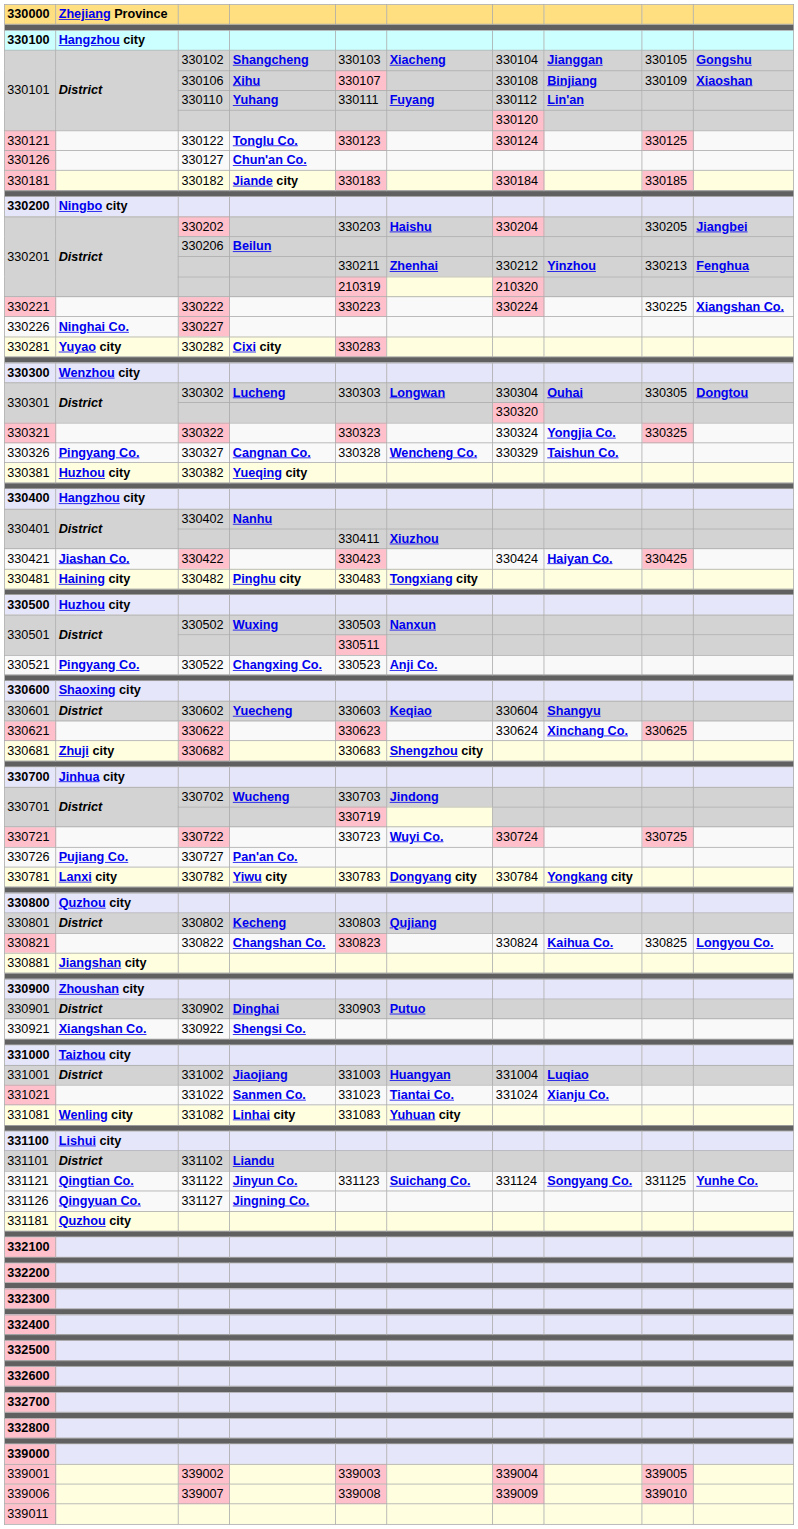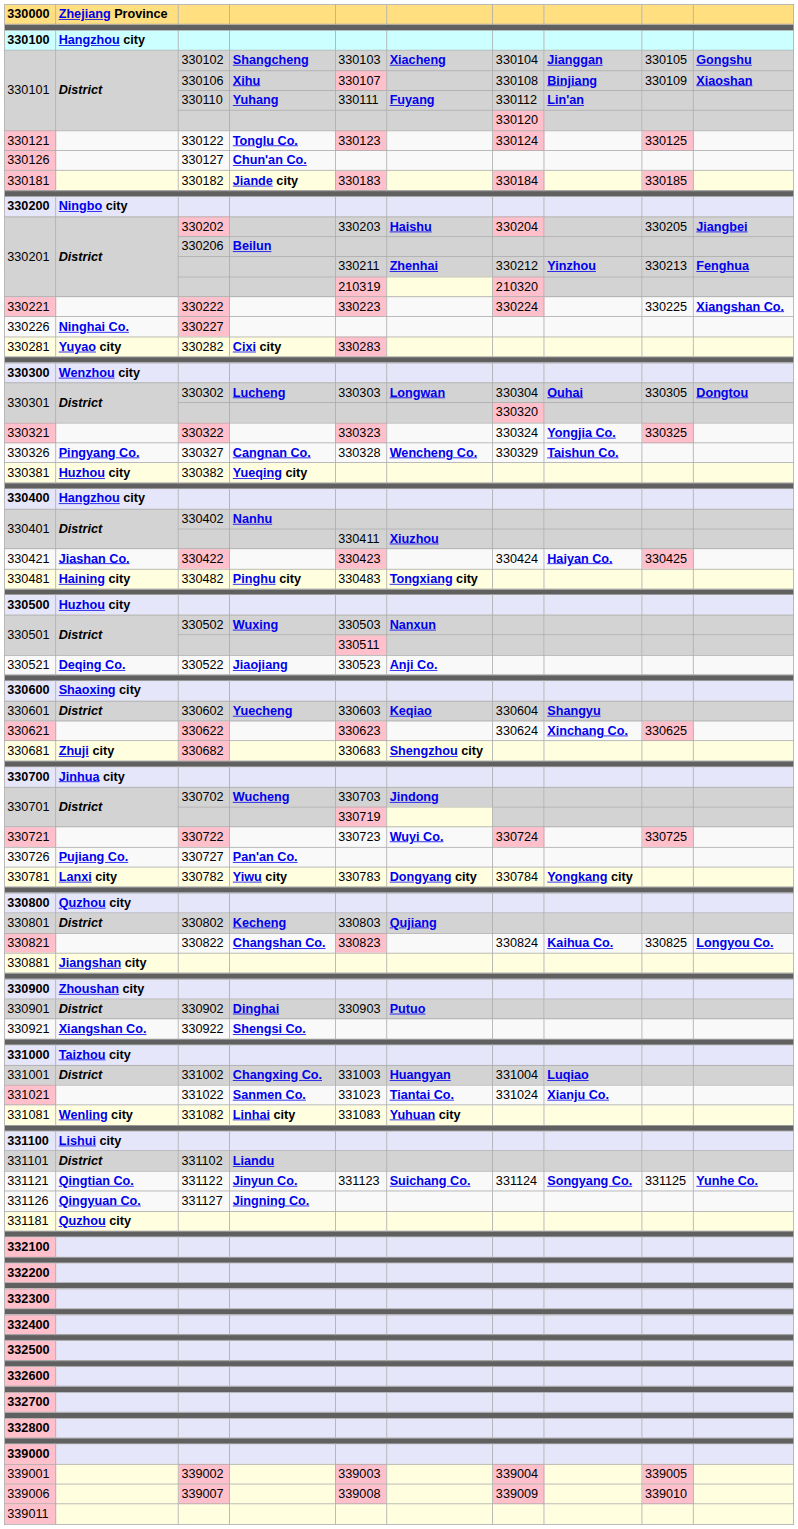(99, 665) Pingyang Co. -> (92, 665) Deqing Co.
(277, 665) Changxing Co. -> (260, 665) Jiaojiang
(260, 1075) Jiaojiang -> (277, 1075) Changxing Co.
